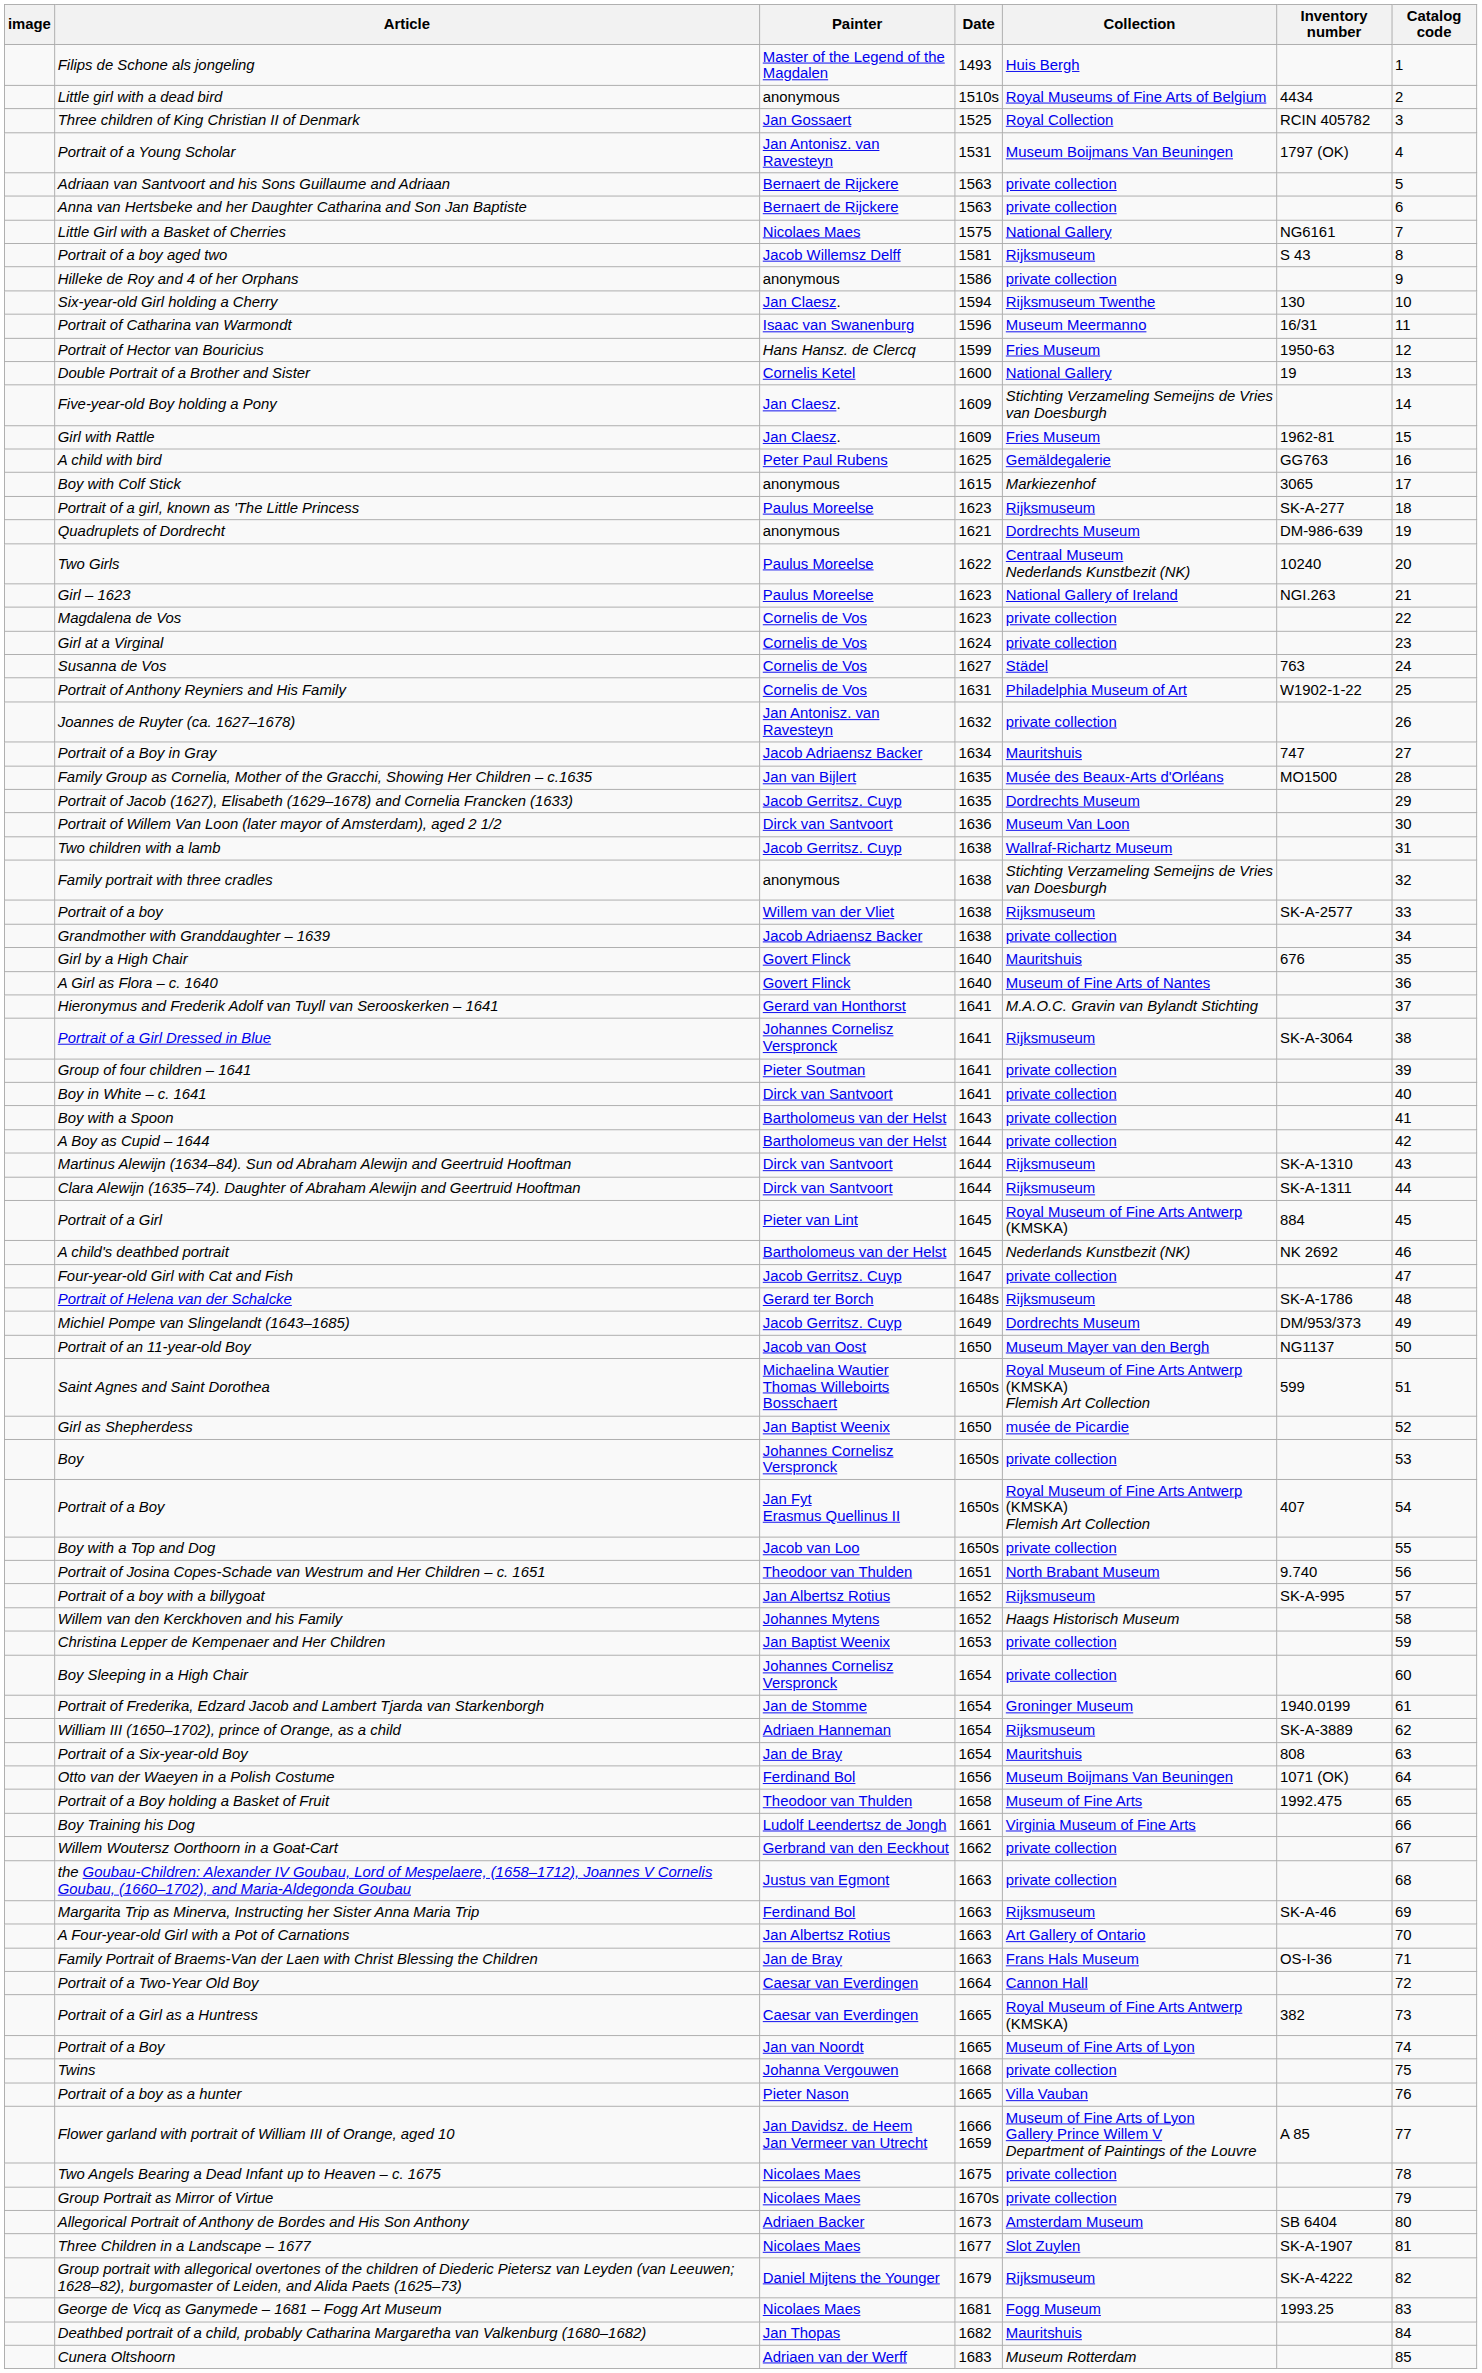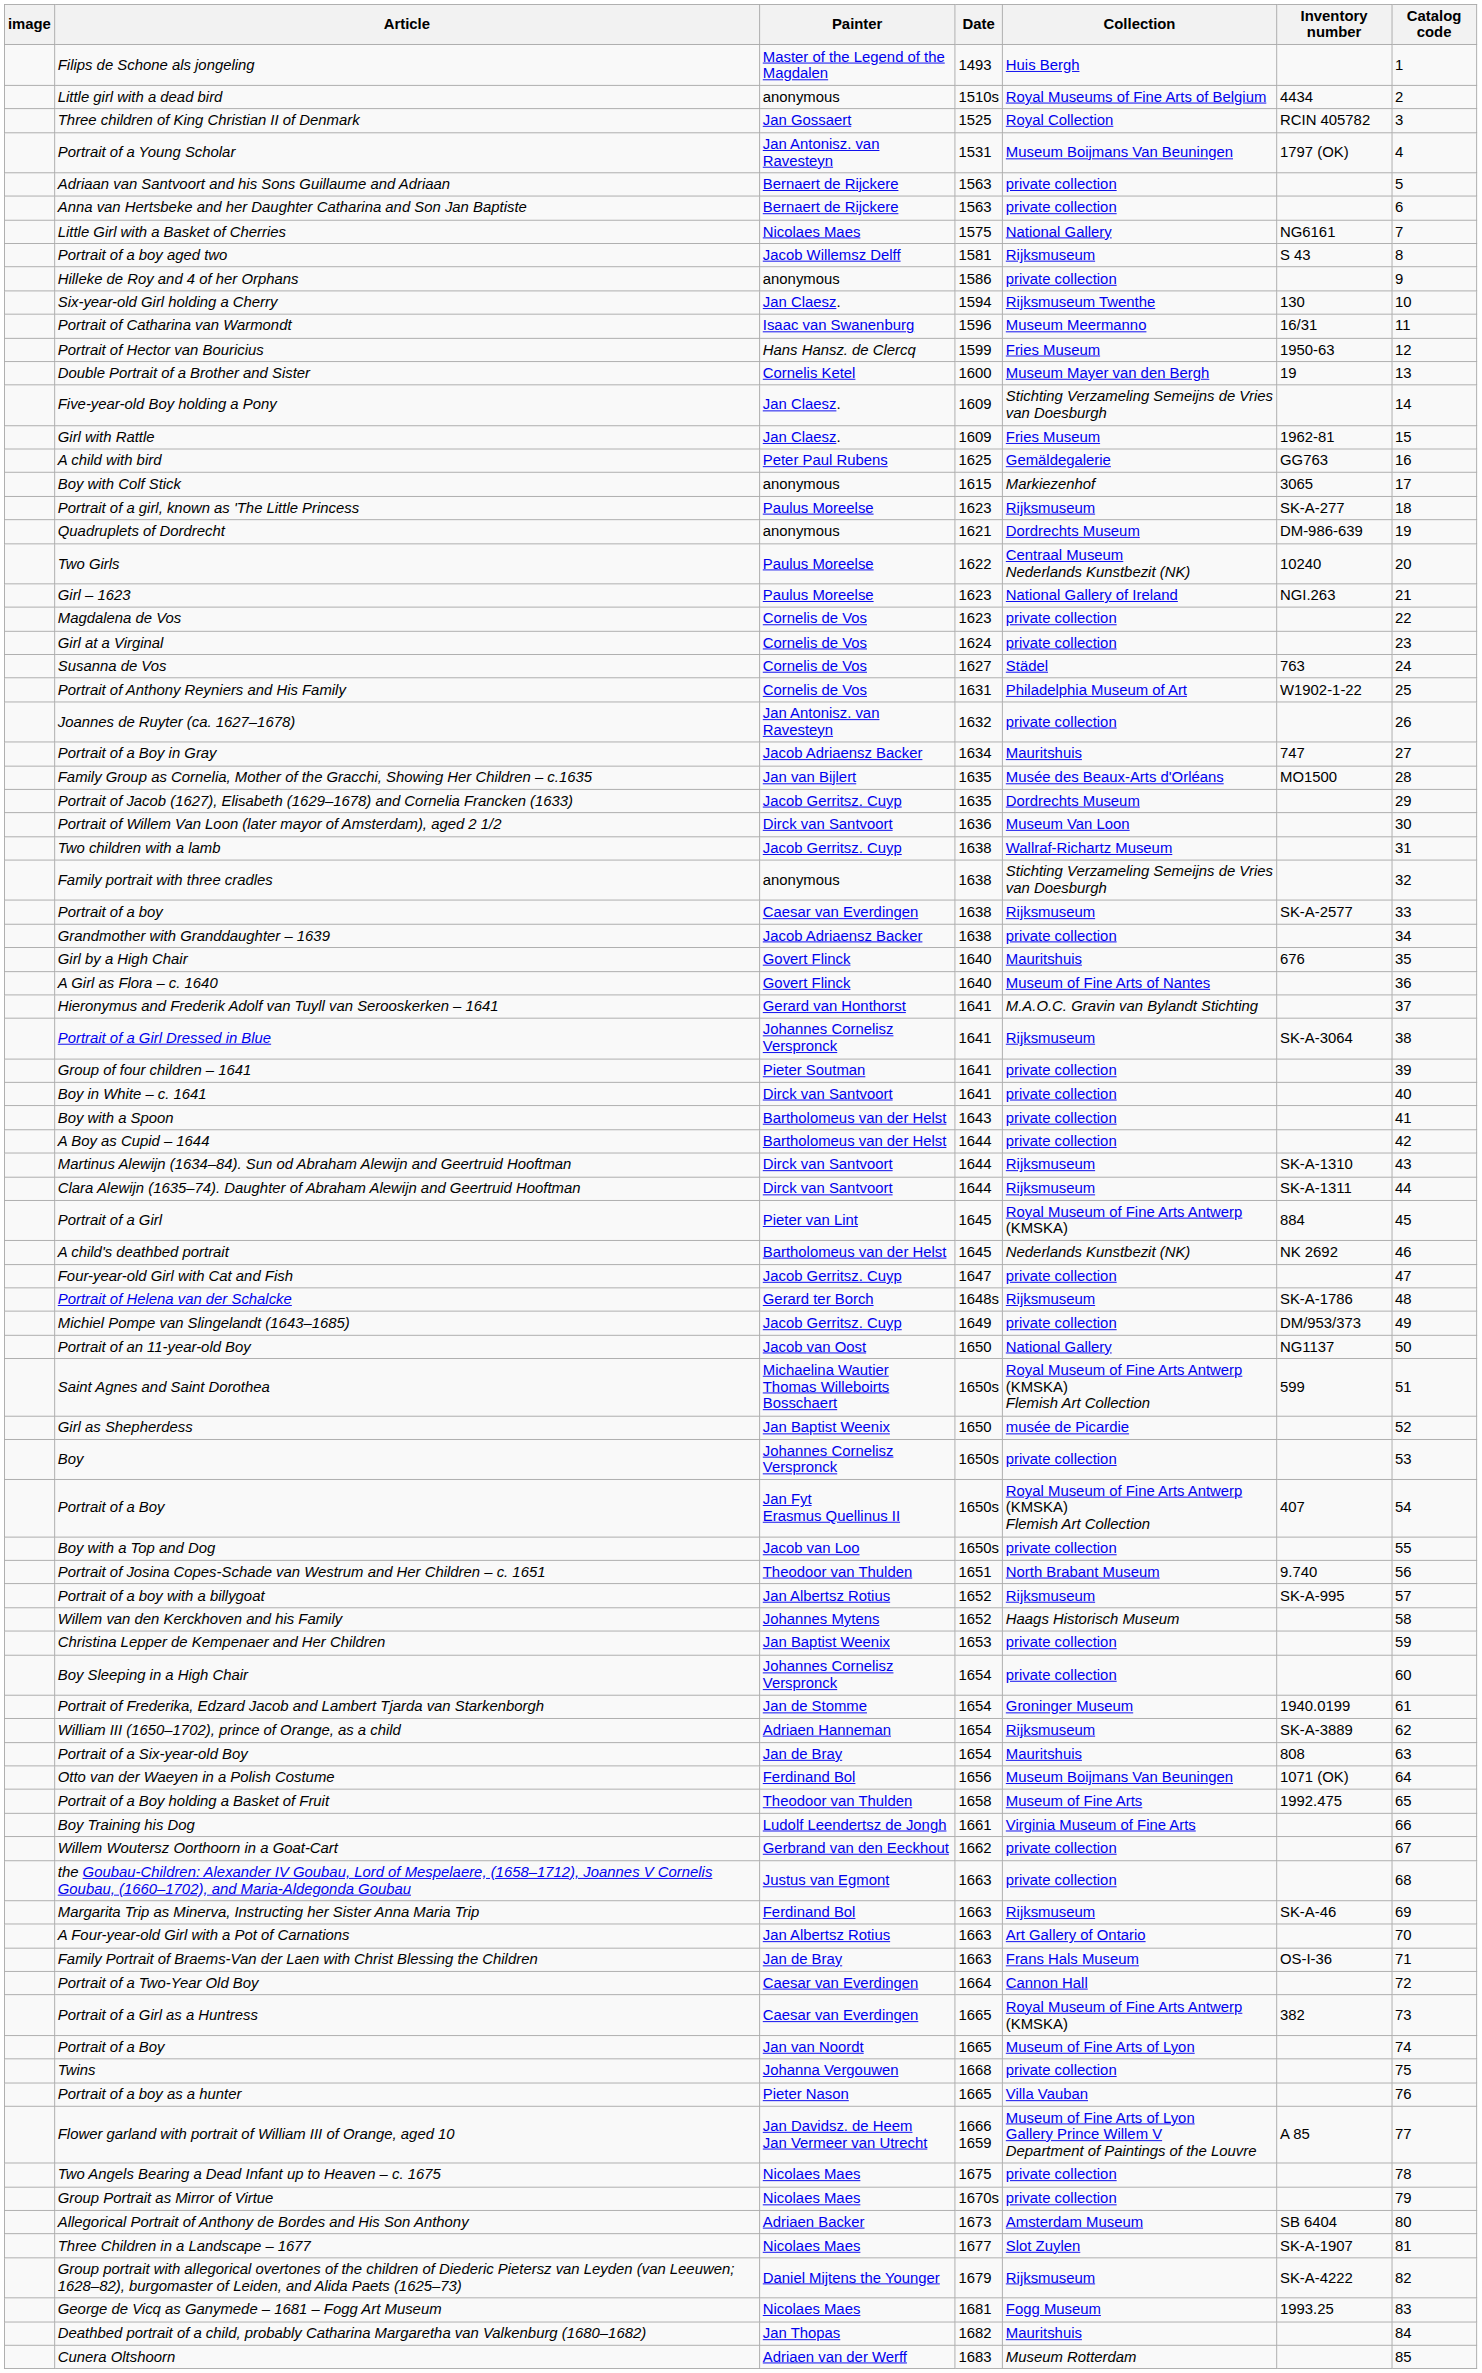(1059, 373) National Gallery -> (1108, 373) Museum Mayer van den Bergh
(829, 912) Willem van der Vliet -> (841, 912) Caesar van Everdingen
(1073, 1323) Dordrechts Museum -> (1061, 1323) private collection
(1108, 1346) Museum Mayer van den Bergh -> (1059, 1346) National Gallery
